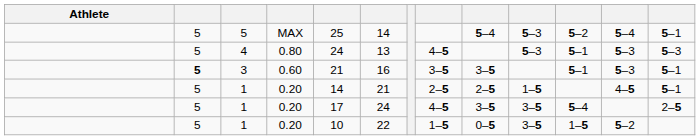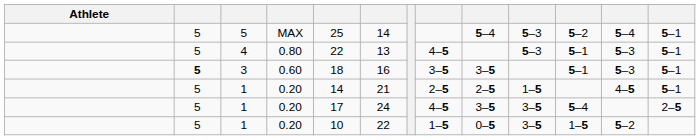(337, 51) 24 -> (337, 51) 22
(671, 51) 5–3 -> (671, 51) 5–1
(337, 70) 21 -> (337, 70) 18
